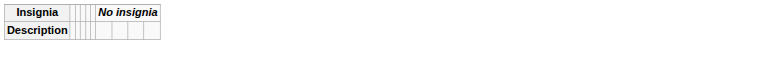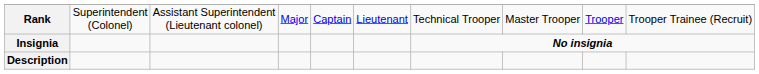+ row: (37, 19)
